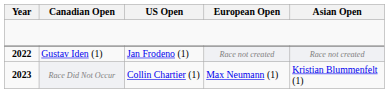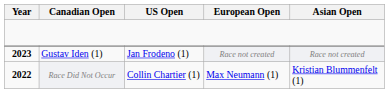(22, 54) 2022 -> (22, 54) 2023
(22, 75) 2023 -> (22, 75) 2022
